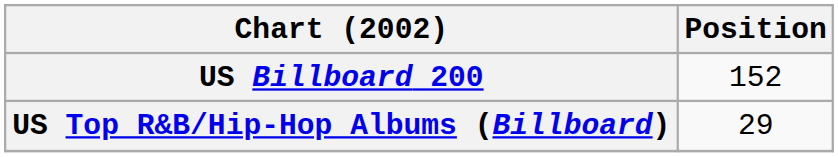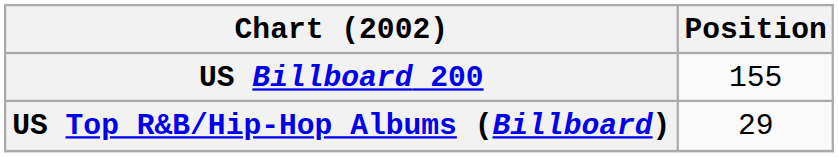(756, 78) 152 -> (756, 78) 155
